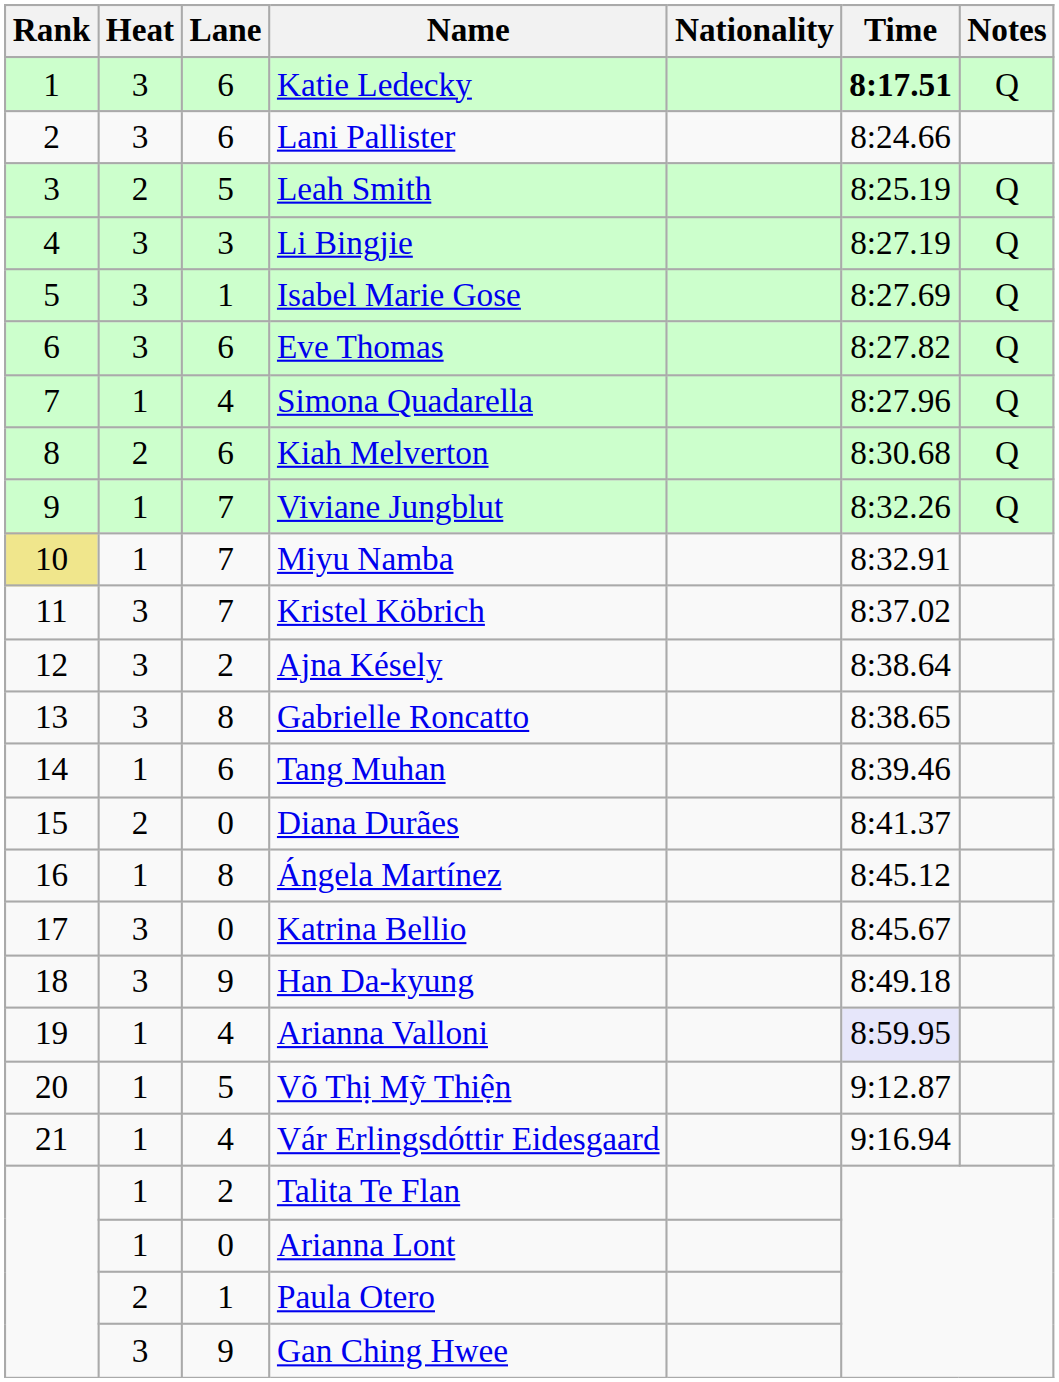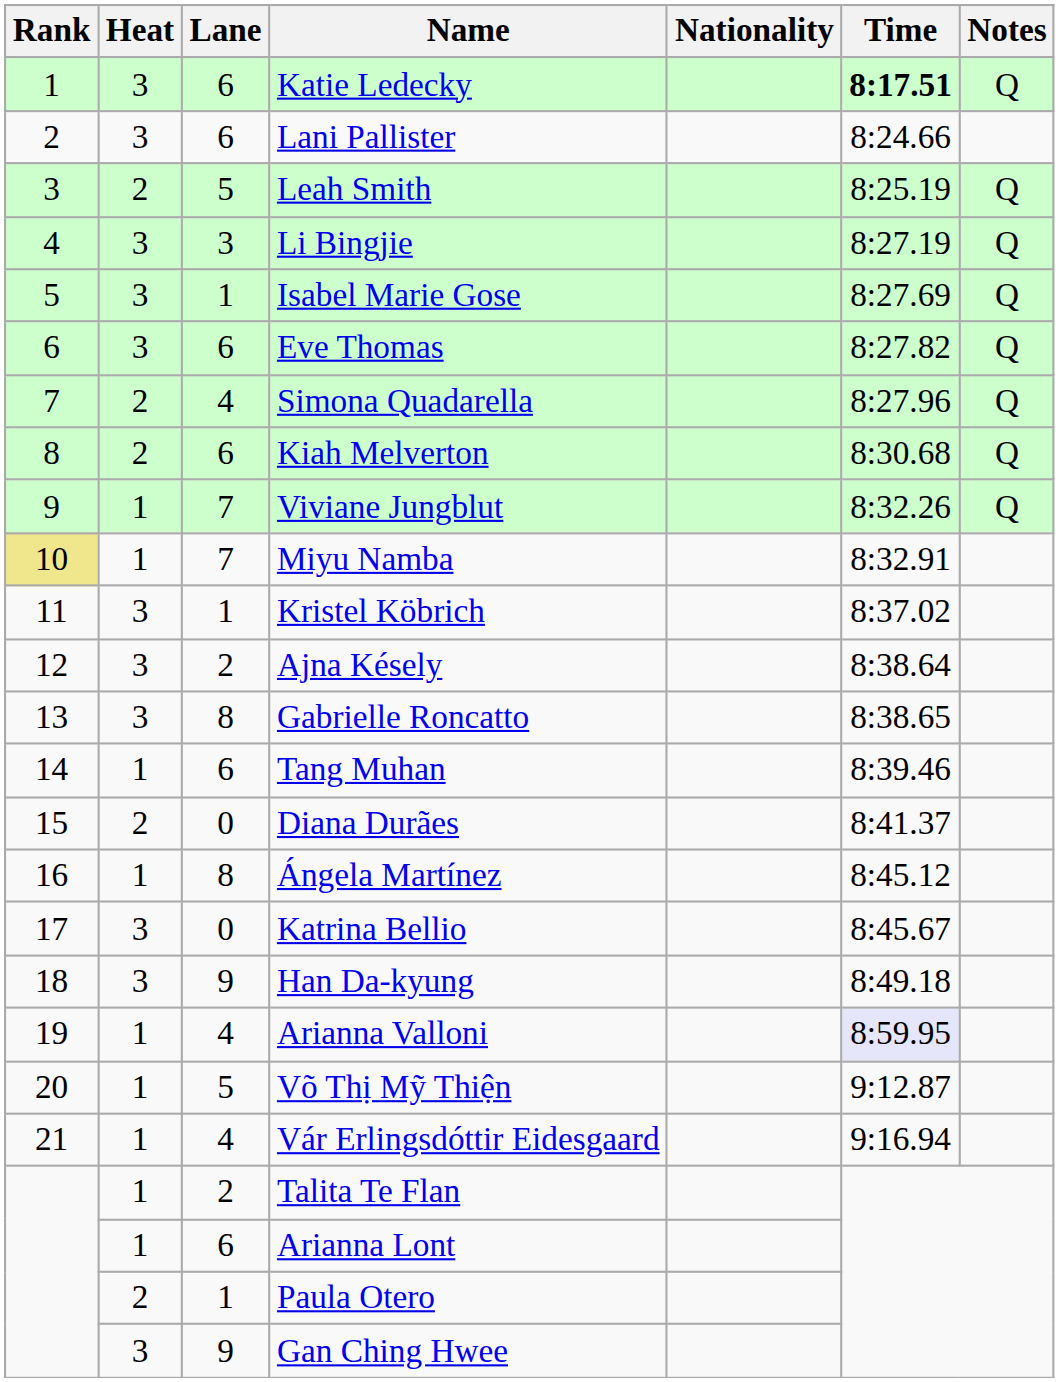(140, 400) 1 -> (140, 400) 2
(226, 611) 7 -> (226, 611) 1
(226, 1244) 0 -> (226, 1244) 6
